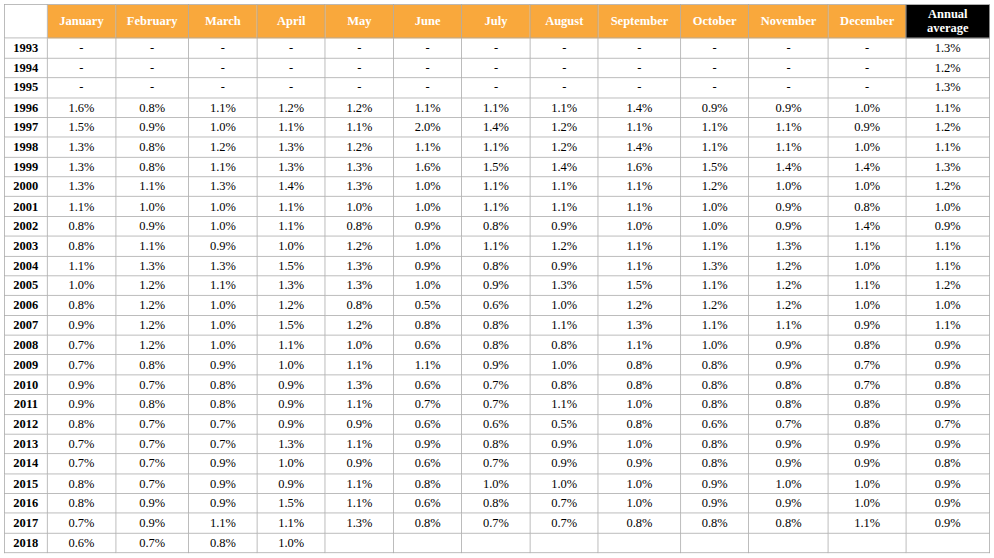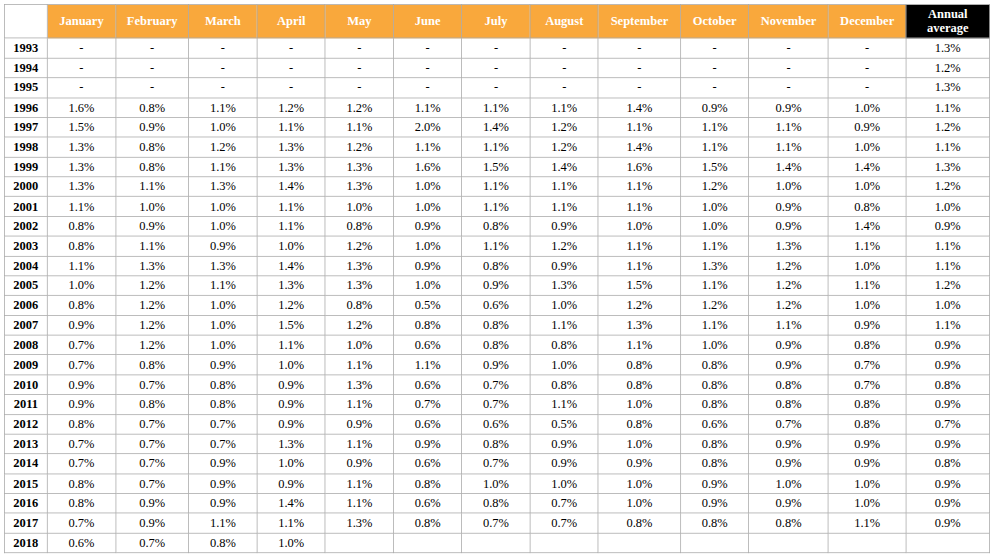(291, 265) 1.5% -> (291, 265) 1.4%
(291, 503) 1.5% -> (291, 503) 1.4%
